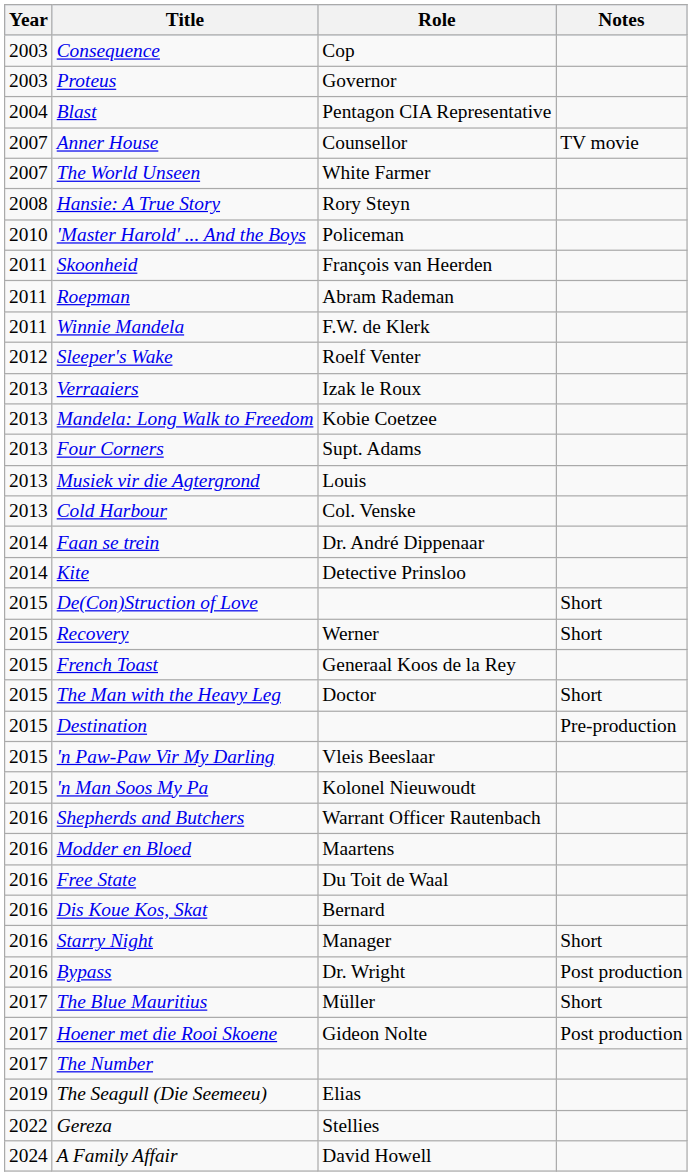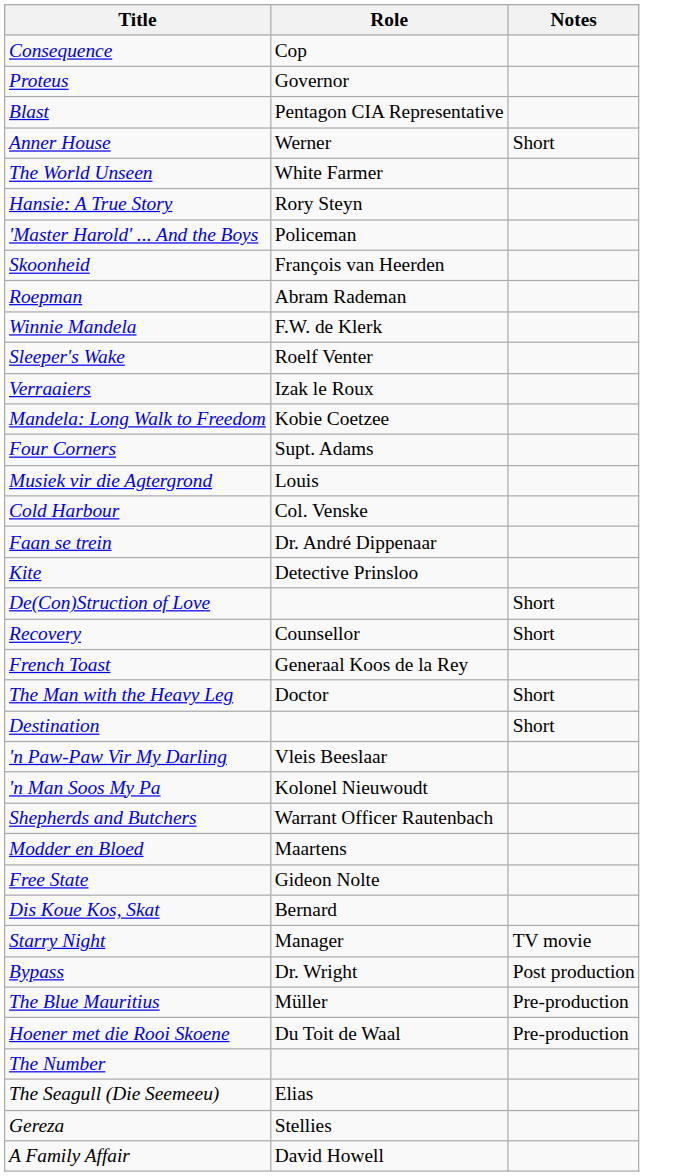- column: (28, 19)
(365, 142) Counsellor -> (303, 142) Werner
(600, 142) TV movie -> (534, 142) Short
(351, 633) Werner -> (317, 633) Counsellor
(618, 726) Pre-production -> (534, 726) Short
(385, 879) Du Toit de Waal -> (327, 879) Gideon Nolte
(581, 940) Short -> (552, 940) TV movie
(581, 1002) Short -> (571, 1002) Pre-production
(375, 1033) Gideon Nolte -> (338, 1033) Du Toit de Waal
(621, 1033) Post production -> (571, 1033) Pre-production
